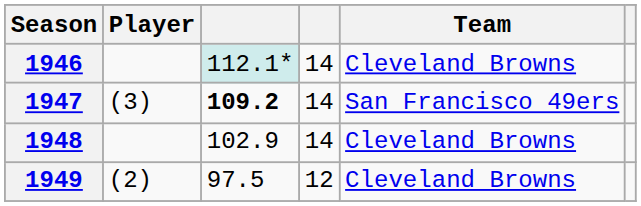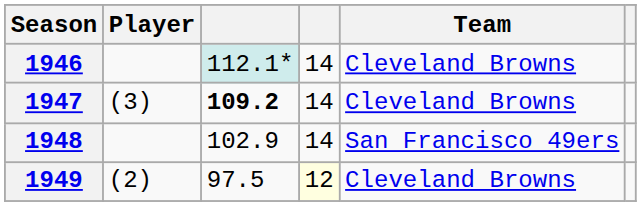(482, 103) San Francisco 49ers -> (461, 103) Cleveland Browns
(461, 142) Cleveland Browns -> (482, 142) San Francisco 49ers
(319, 181) no background -> (319, 181) lightyellow background
